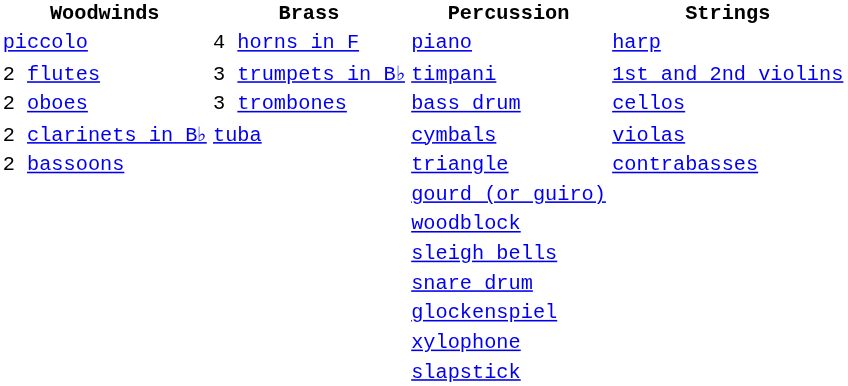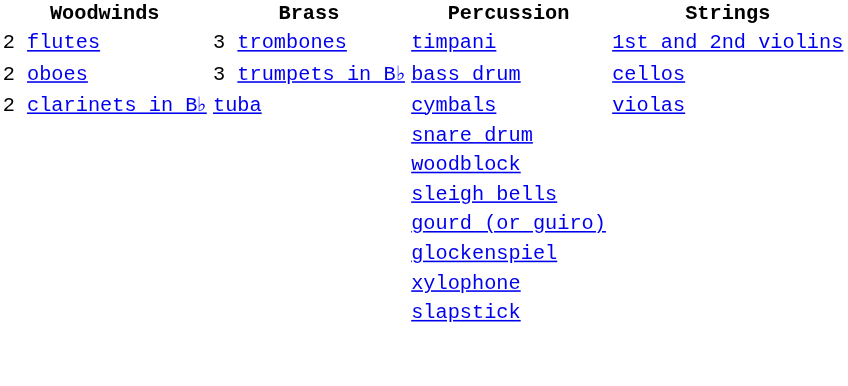- row: (442, 43)
(309, 74) 3 trumpets in B♭ -> (280, 43) 3 trombones
(280, 104) 3 trombones -> (309, 74) 3 trumpets in B♭
- row: (460, 165)
rows swapped: (472, 283) <-> (509, 194)
